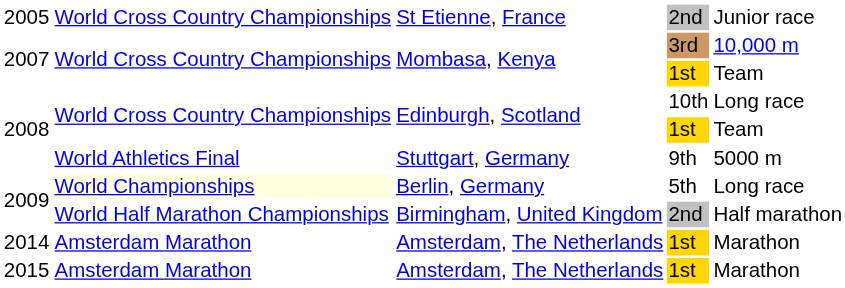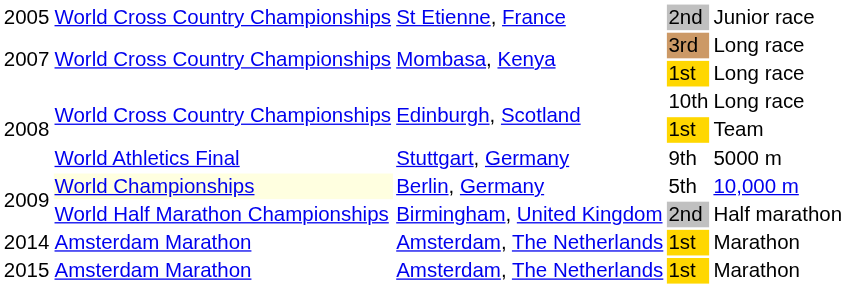(756, 45) 10,000 m -> (759, 45) Long race
(738, 73) Team -> (759, 73) Long race
(759, 186) Long race -> (756, 186) 10,000 m
